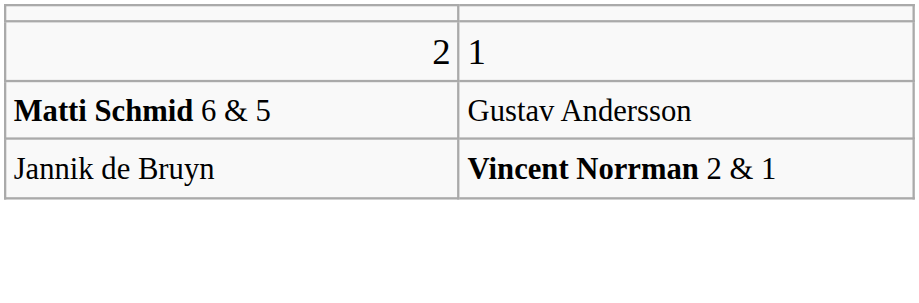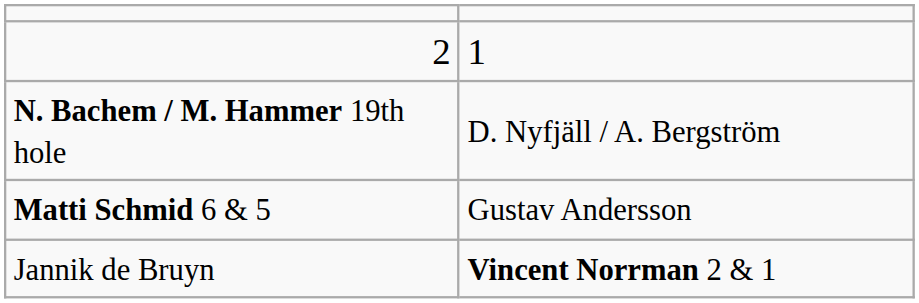+ row: (209, 132)
